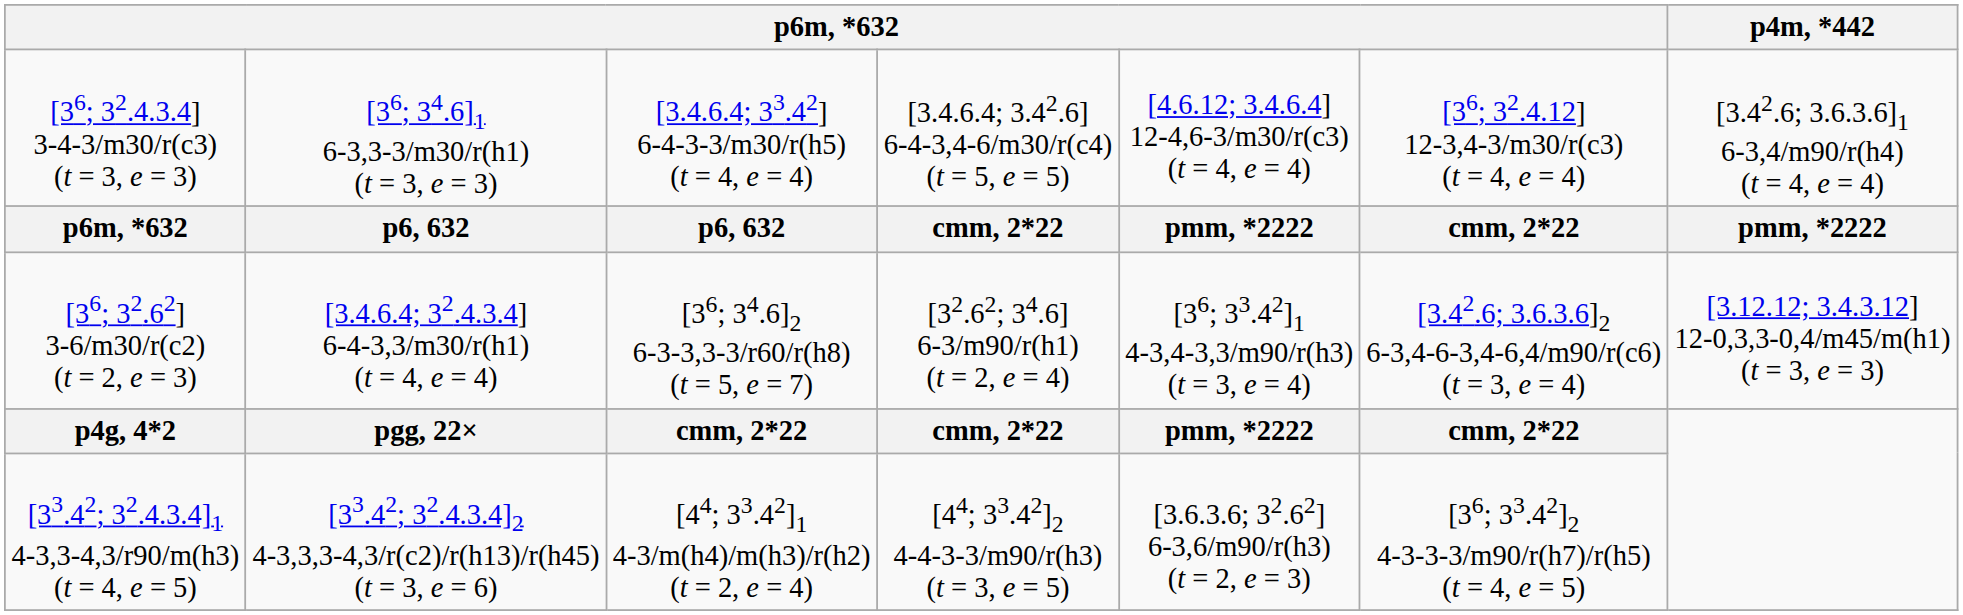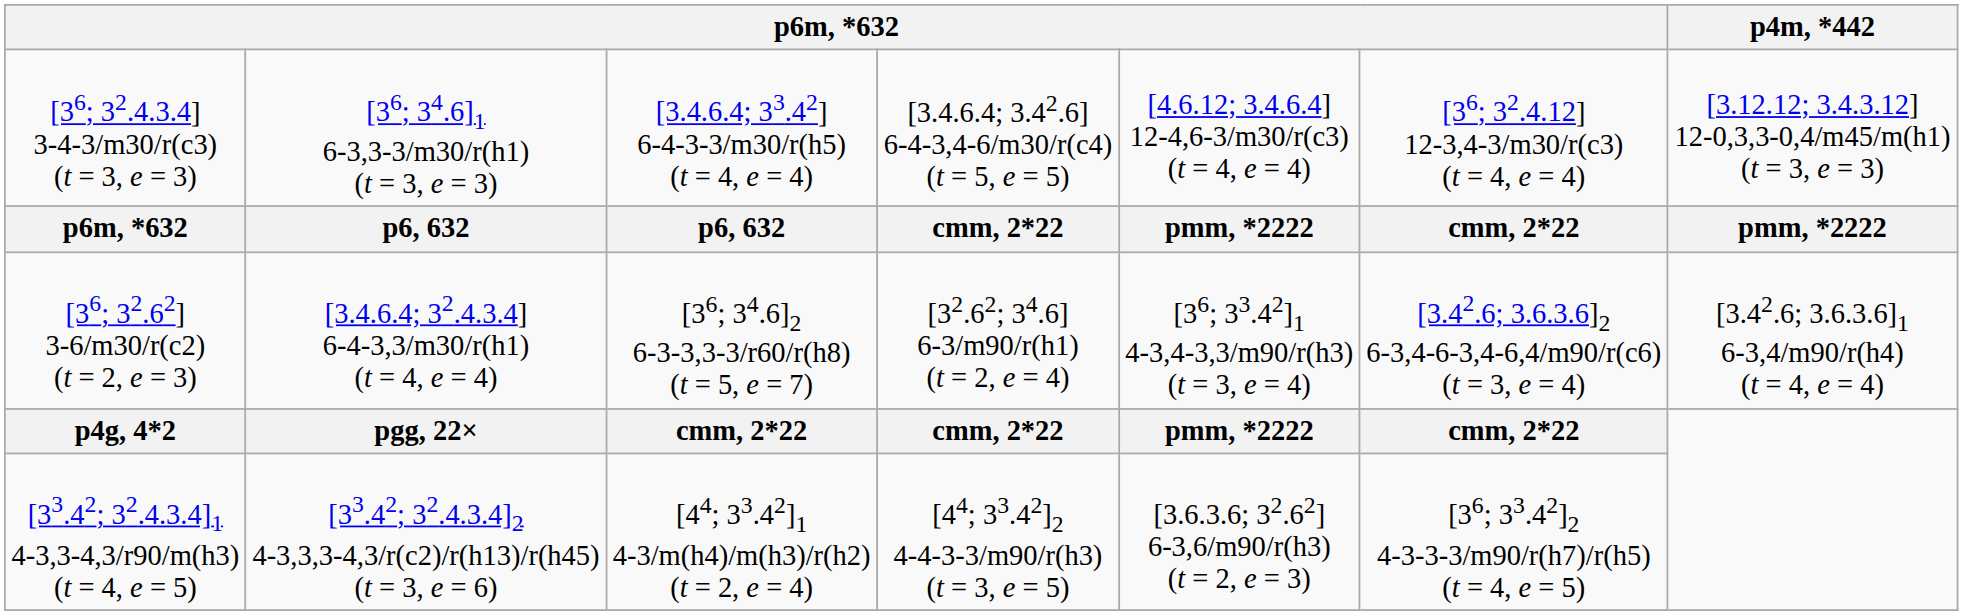(1812, 143) [3.42.6; 3.6.3.6]1 6-3,4/m90/r(h4) (t = 4, e = 4) -> (1812, 136) [3.12.12; 3.4.3.12] 12-0,3,3-0,4/m45/m(h1) (t = 3, e = 3)
(1812, 337) [3.12.12; 3.4.3.12] 12-0,3,3-0,4/m45/m(h1) (t = 3, e = 3) -> (1812, 345) [3.42.6; 3.6.3.6]1 6-3,4/m90/r(h4) (t = 4, e = 4)
